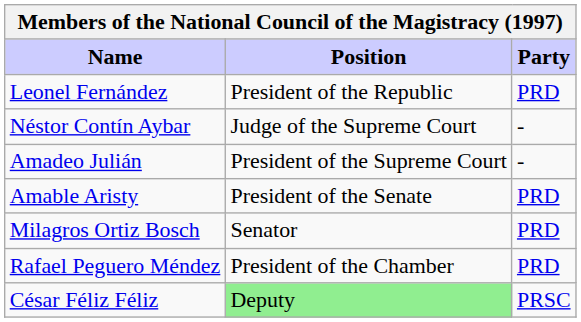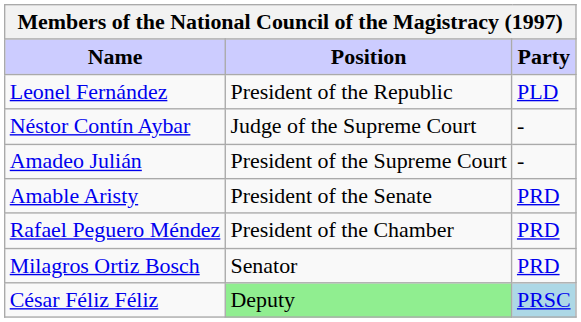(538, 91) PRD -> (538, 91) PLD
rows swapped: (105, 230) <-> (115, 265)
(544, 299) no background -> (544, 299) lightblue background
